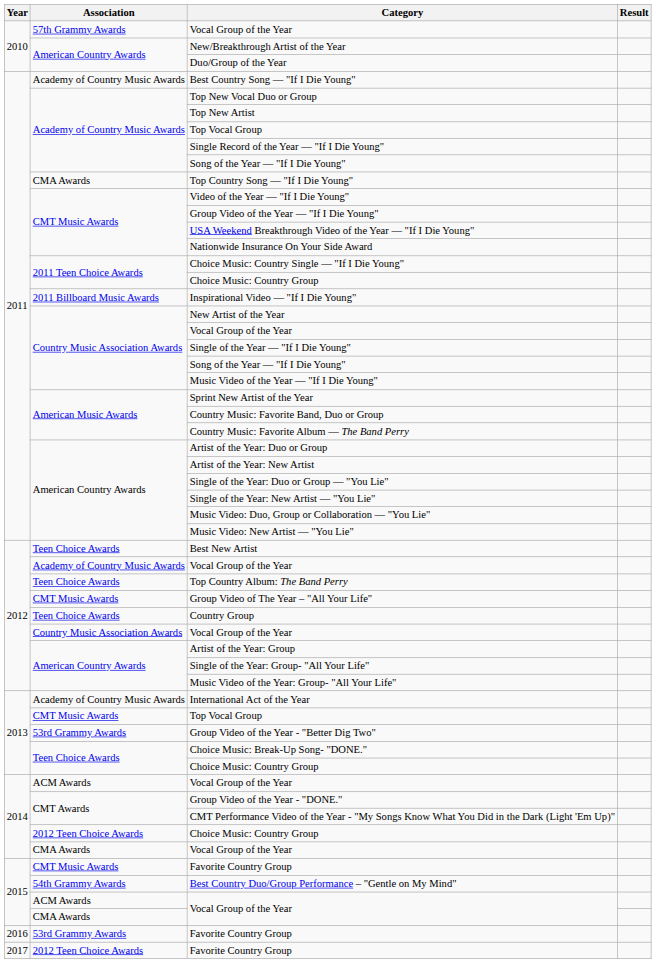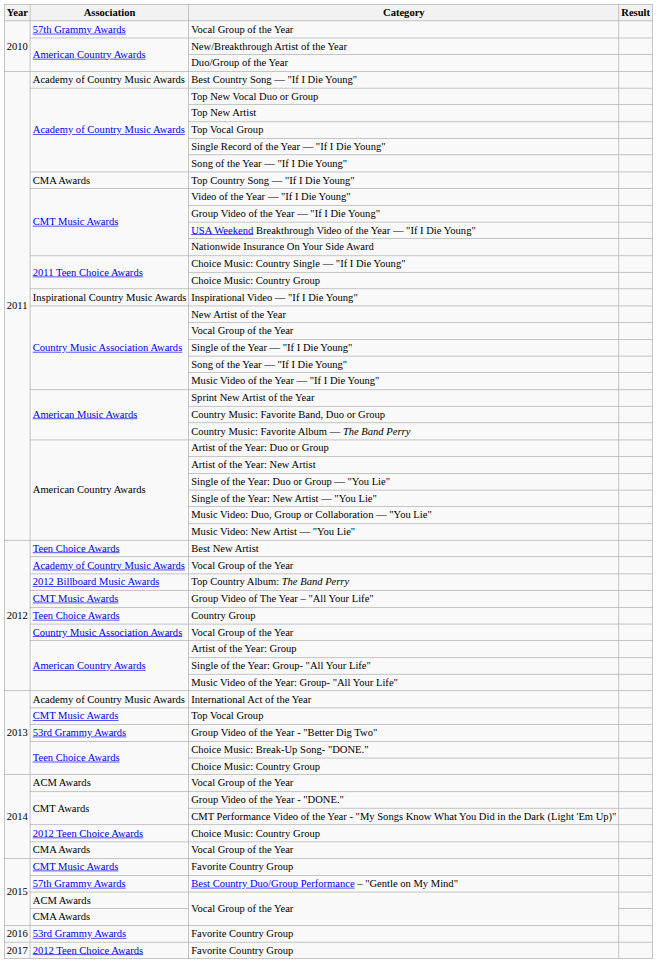(96, 297) 2011 Billboard Music Awards -> (110, 297) Inspirational Country Music Awards
(76, 582) Teen Choice Awards -> (96, 582) 2012 Billboard Music Awards
(79, 883) 54th Grammy Awards -> (79, 883) 57th Grammy Awards
